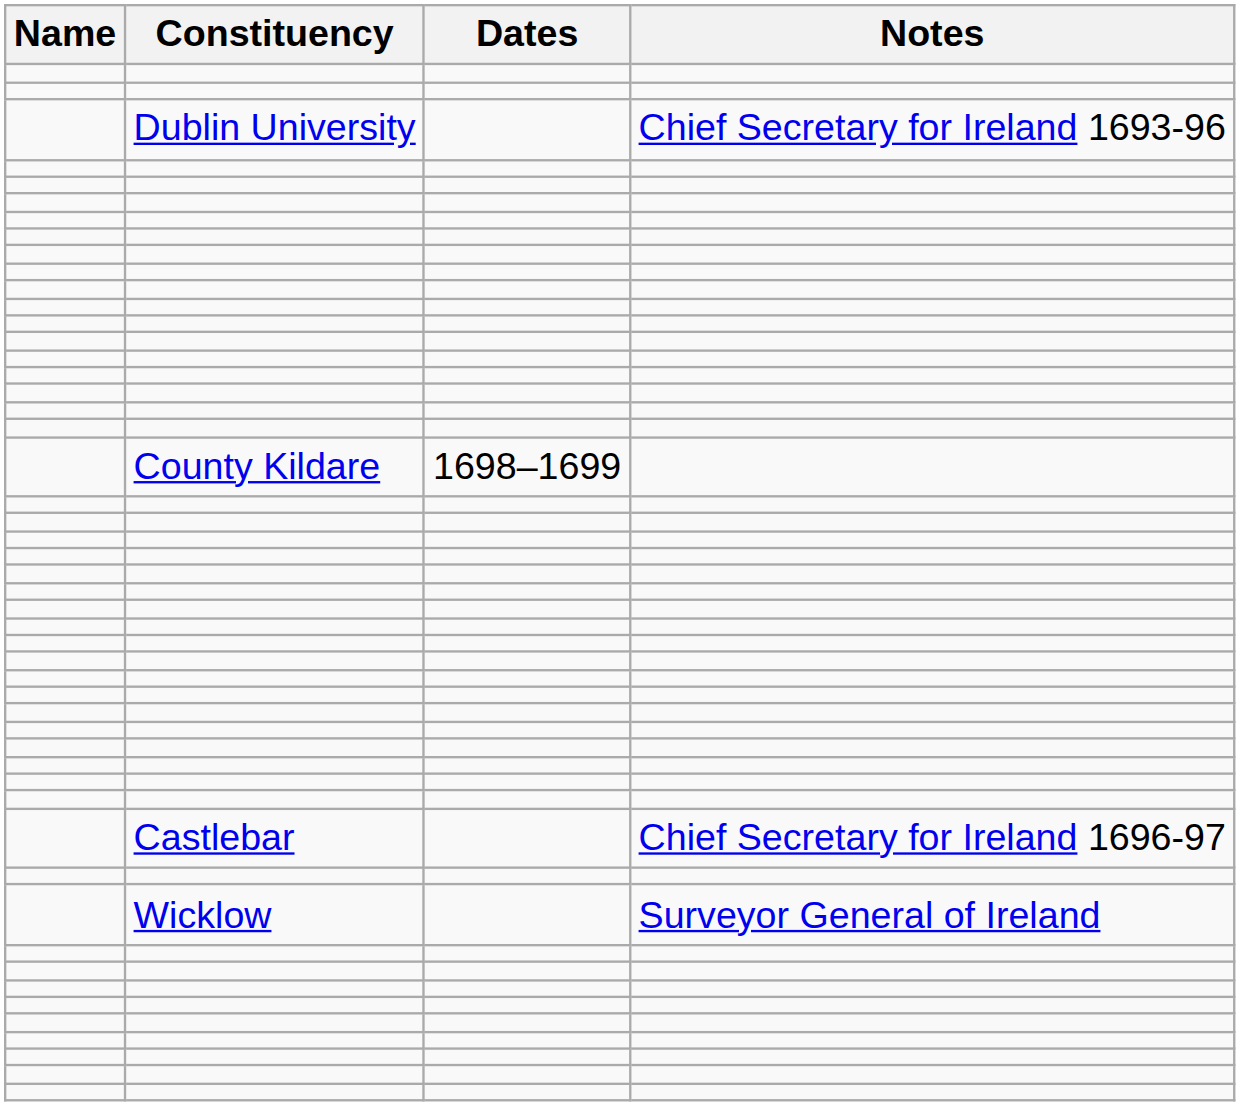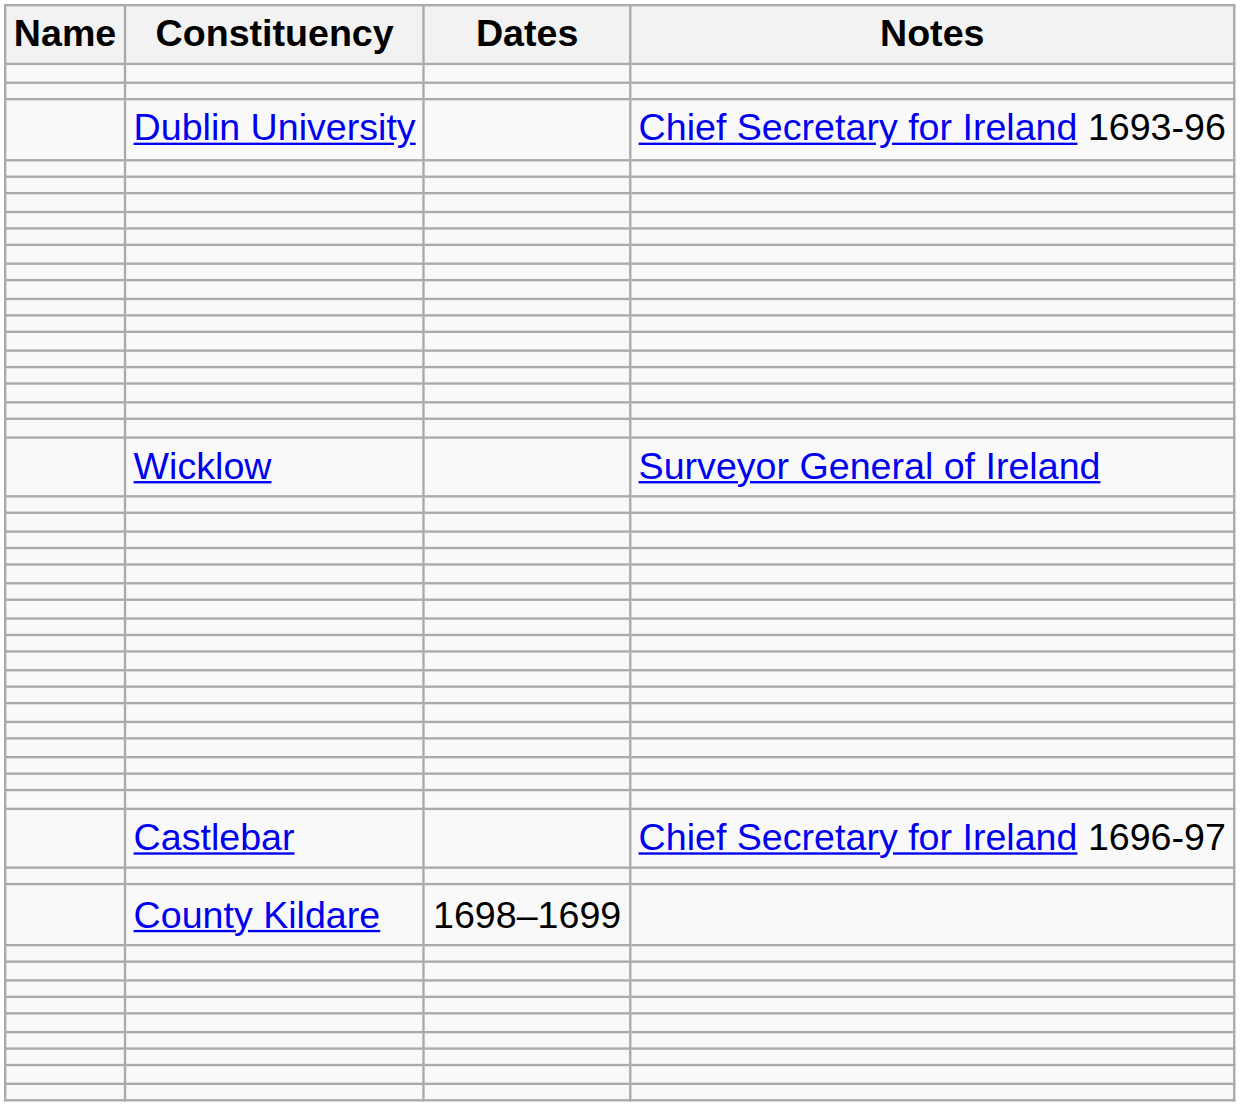rows swapped: (257, 465) <-> (203, 914)
